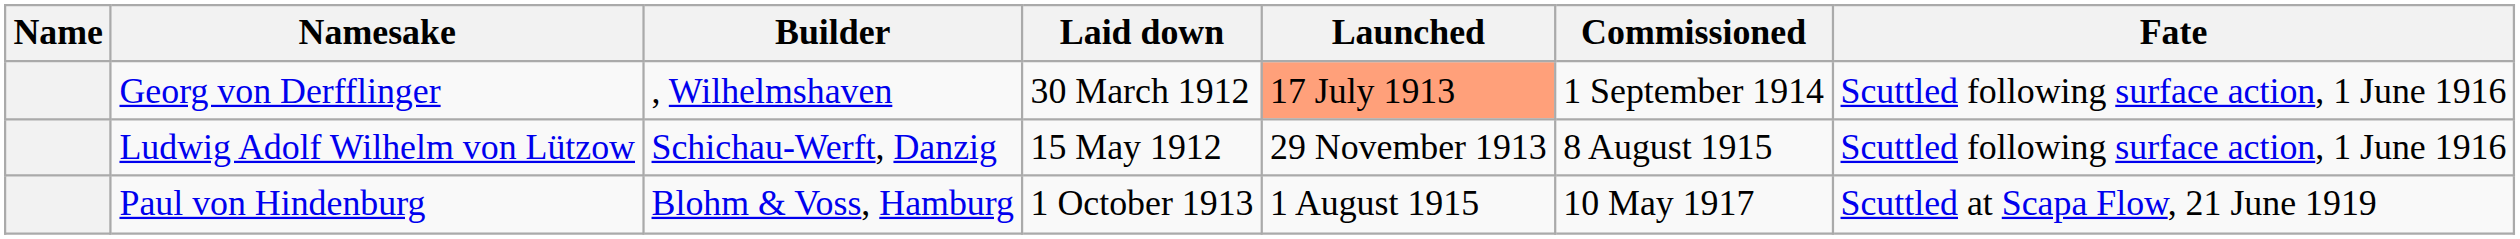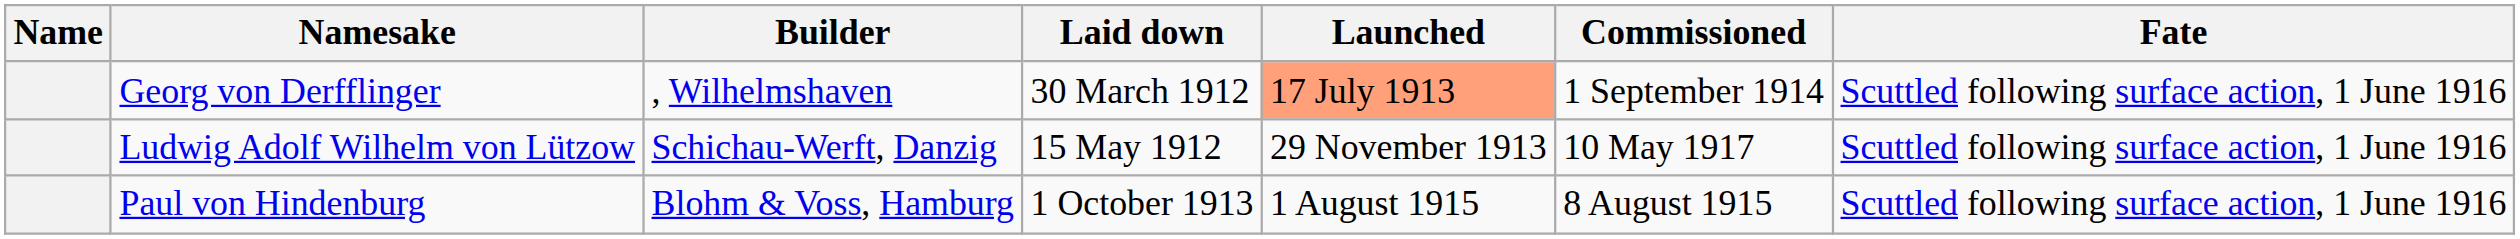(1668, 146) 8 August 1915 -> (1659, 146) 10 May 1917
(1659, 203) 10 May 1917 -> (1668, 203) 8 August 1915
(2109, 203) Scuttled at Scapa Flow, 21 June 1919 -> (2173, 203) Scuttled following surface action, 1 June 1916
